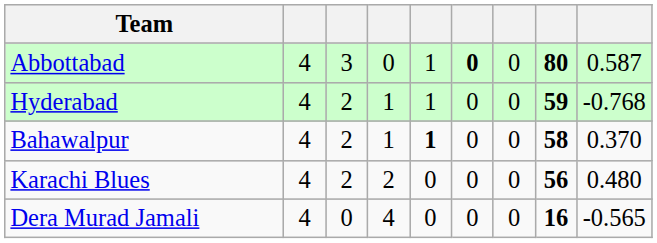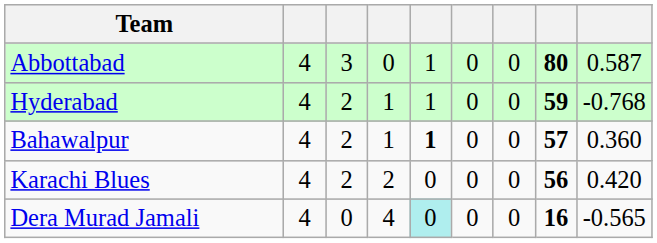(472, 62) bold -> (472, 62) normal
(556, 140) 58 -> (556, 140) 57
(614, 140) 0.370 -> (614, 140) 0.360
(614, 179) 0.480 -> (614, 179) 0.420
(430, 218) no background -> (430, 218) paleturquoise background
